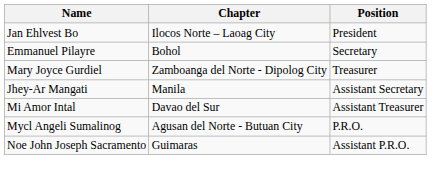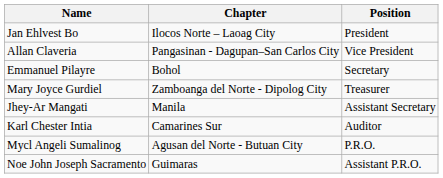+ row: (42, 51)
- row: (41, 107)
+ row: (50, 126)
